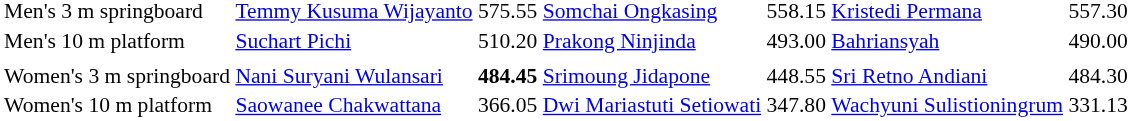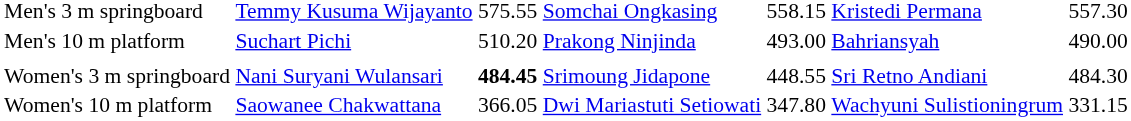(1098, 105) 331.13 -> (1098, 105) 331.15
